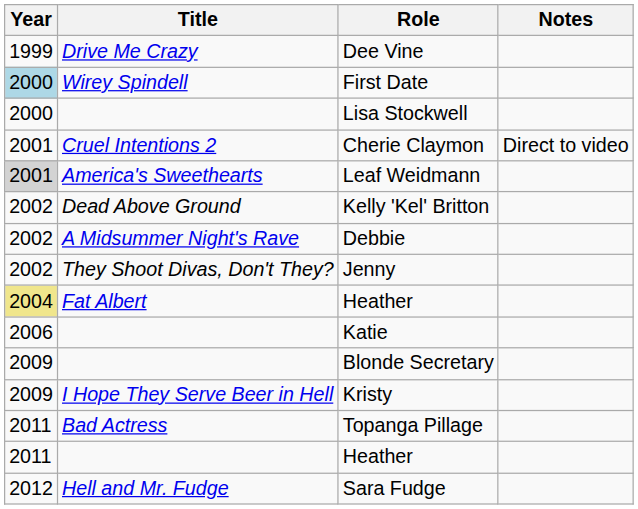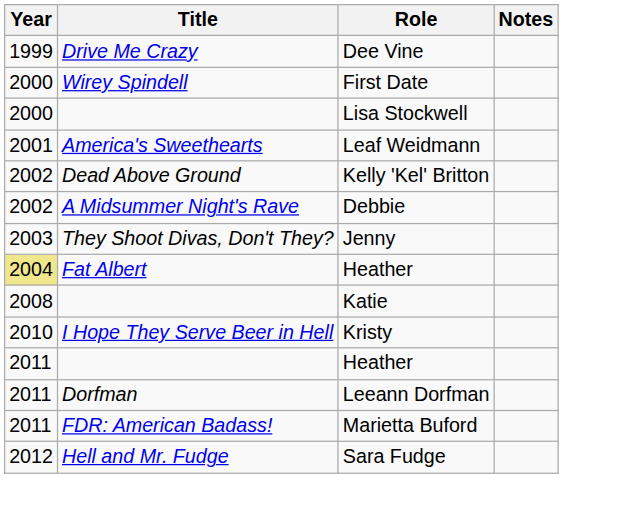(31, 82) lightblue background -> (31, 82) no background
- row: (139, 144)
(31, 176) lightgrey background -> (31, 144) no background
(31, 269) 2002 -> (31, 238) 2003
(31, 332) 2006 -> (31, 301) 2008
- row: (198, 364)
(31, 394) 2009 -> (31, 332) 2010
- row: (115, 425)
+ row: (100, 394)
+ row: (167, 425)
